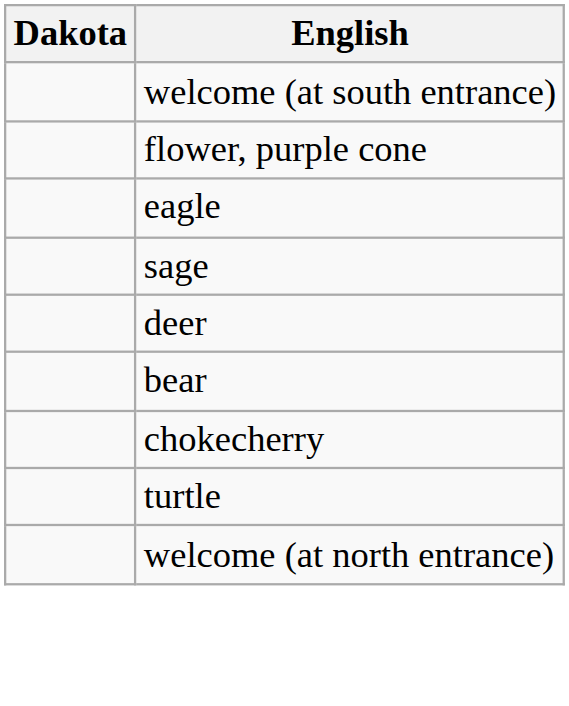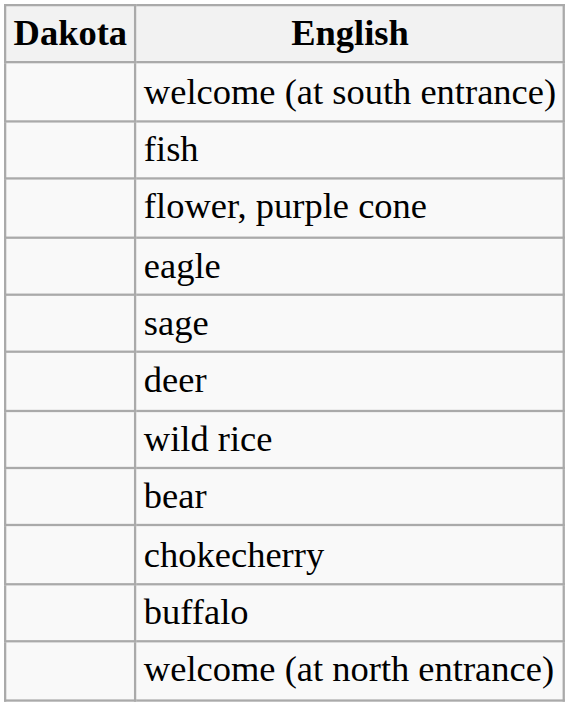+ row: (171, 149)
+ row: (208, 438)
+ row: (196, 611)
- row: (182, 496)
